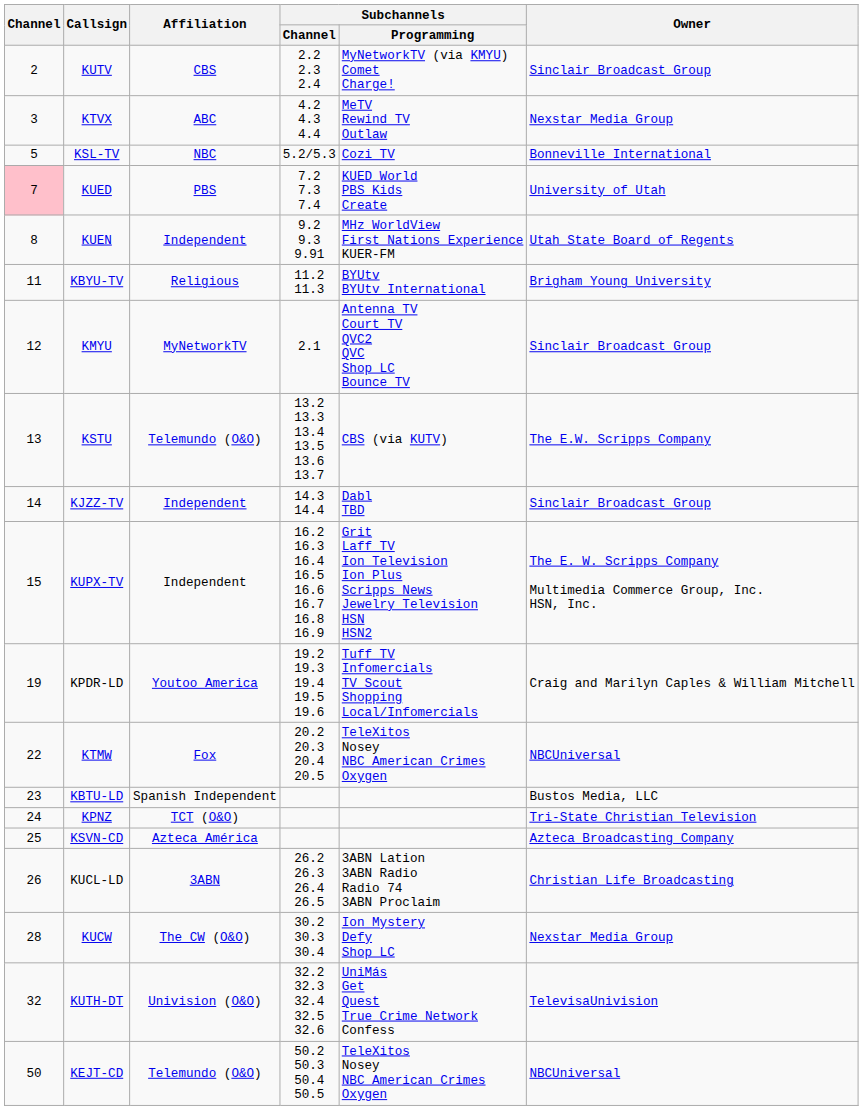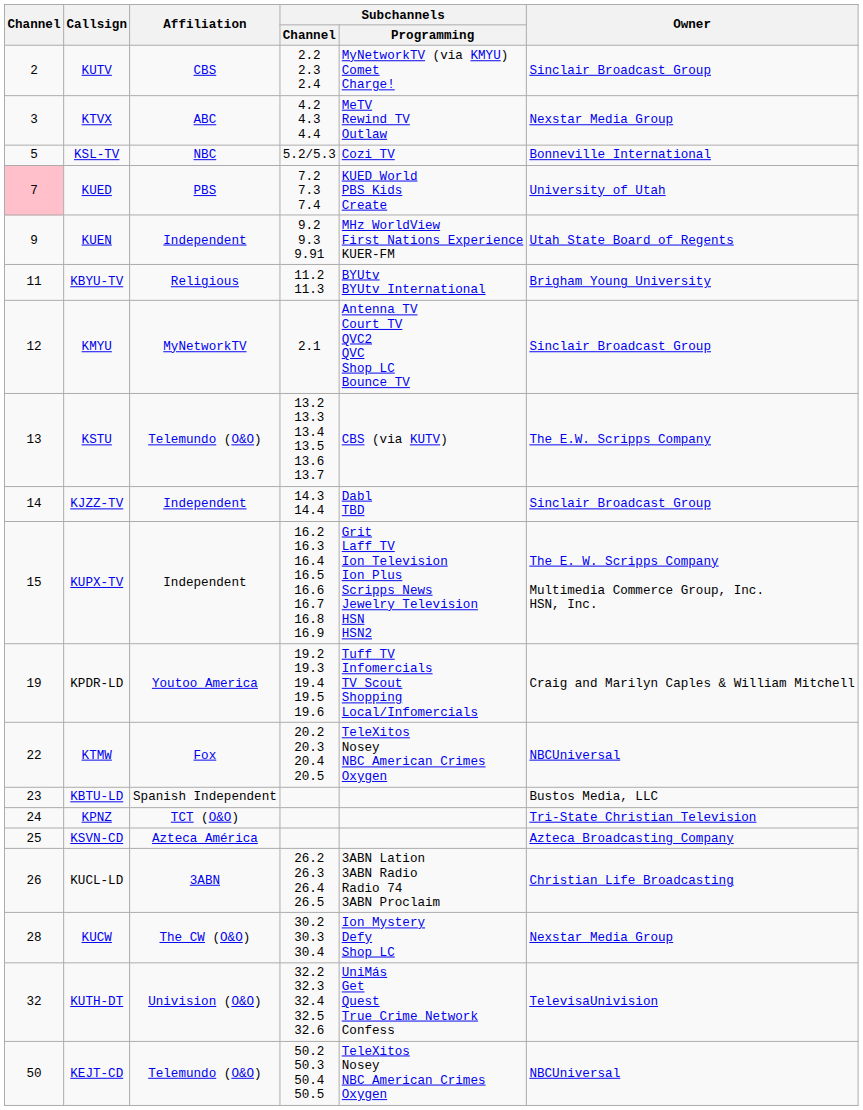(34, 240) 8 -> (34, 240) 9
